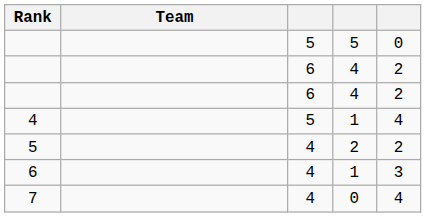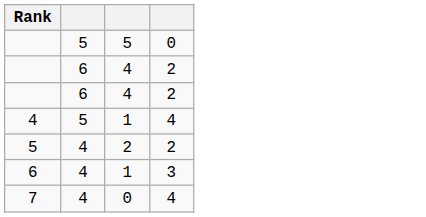- column: (175, 18)
